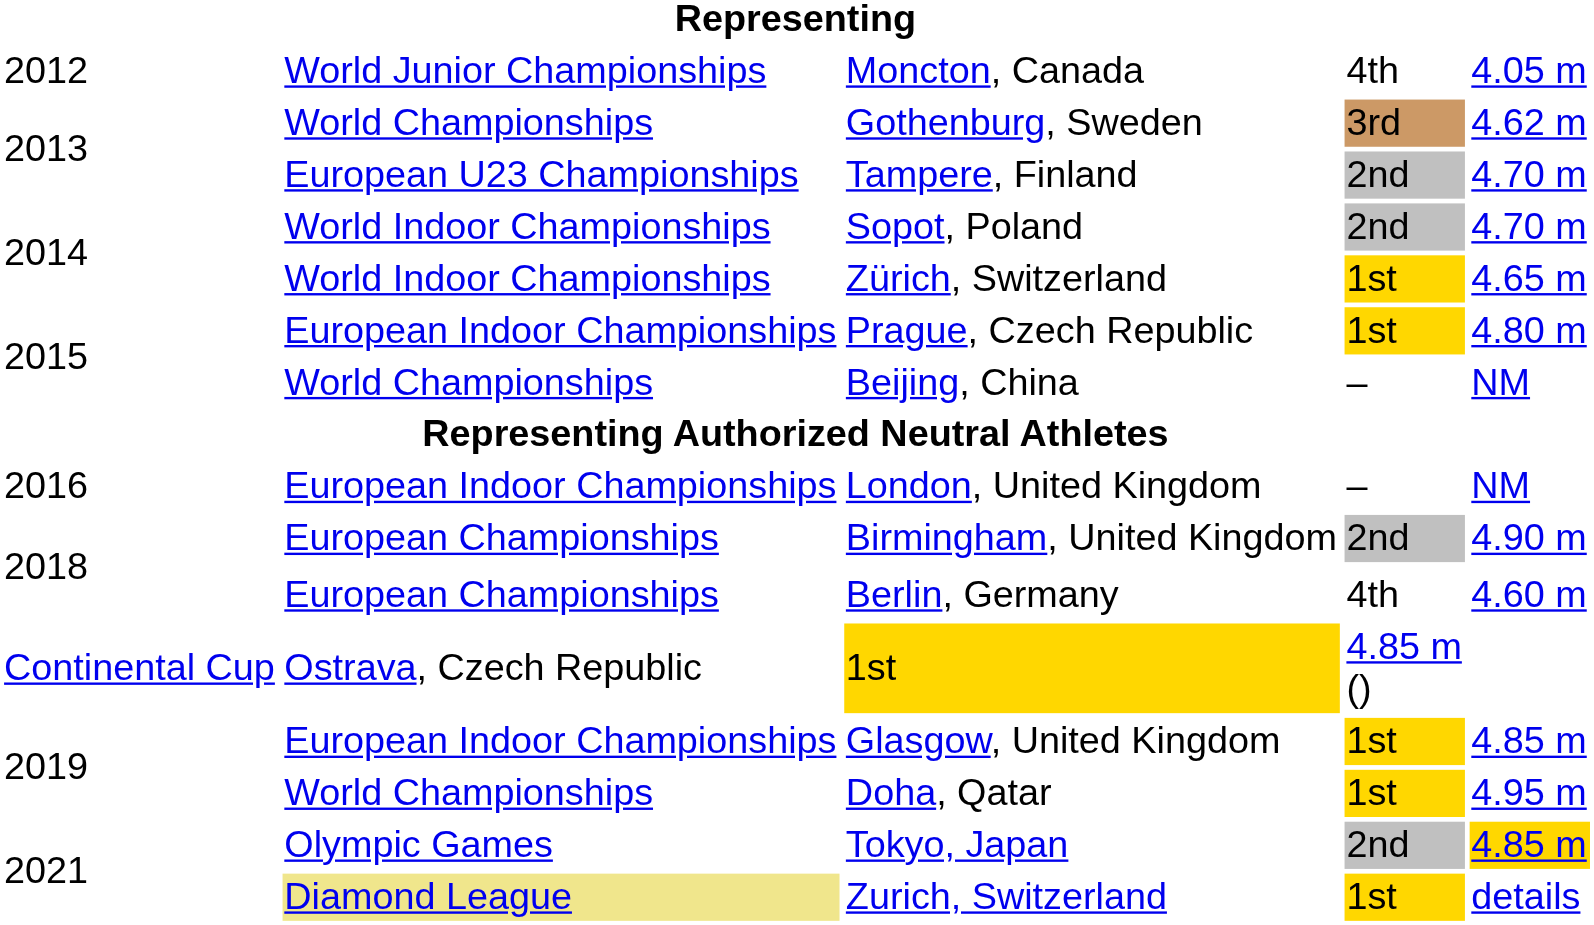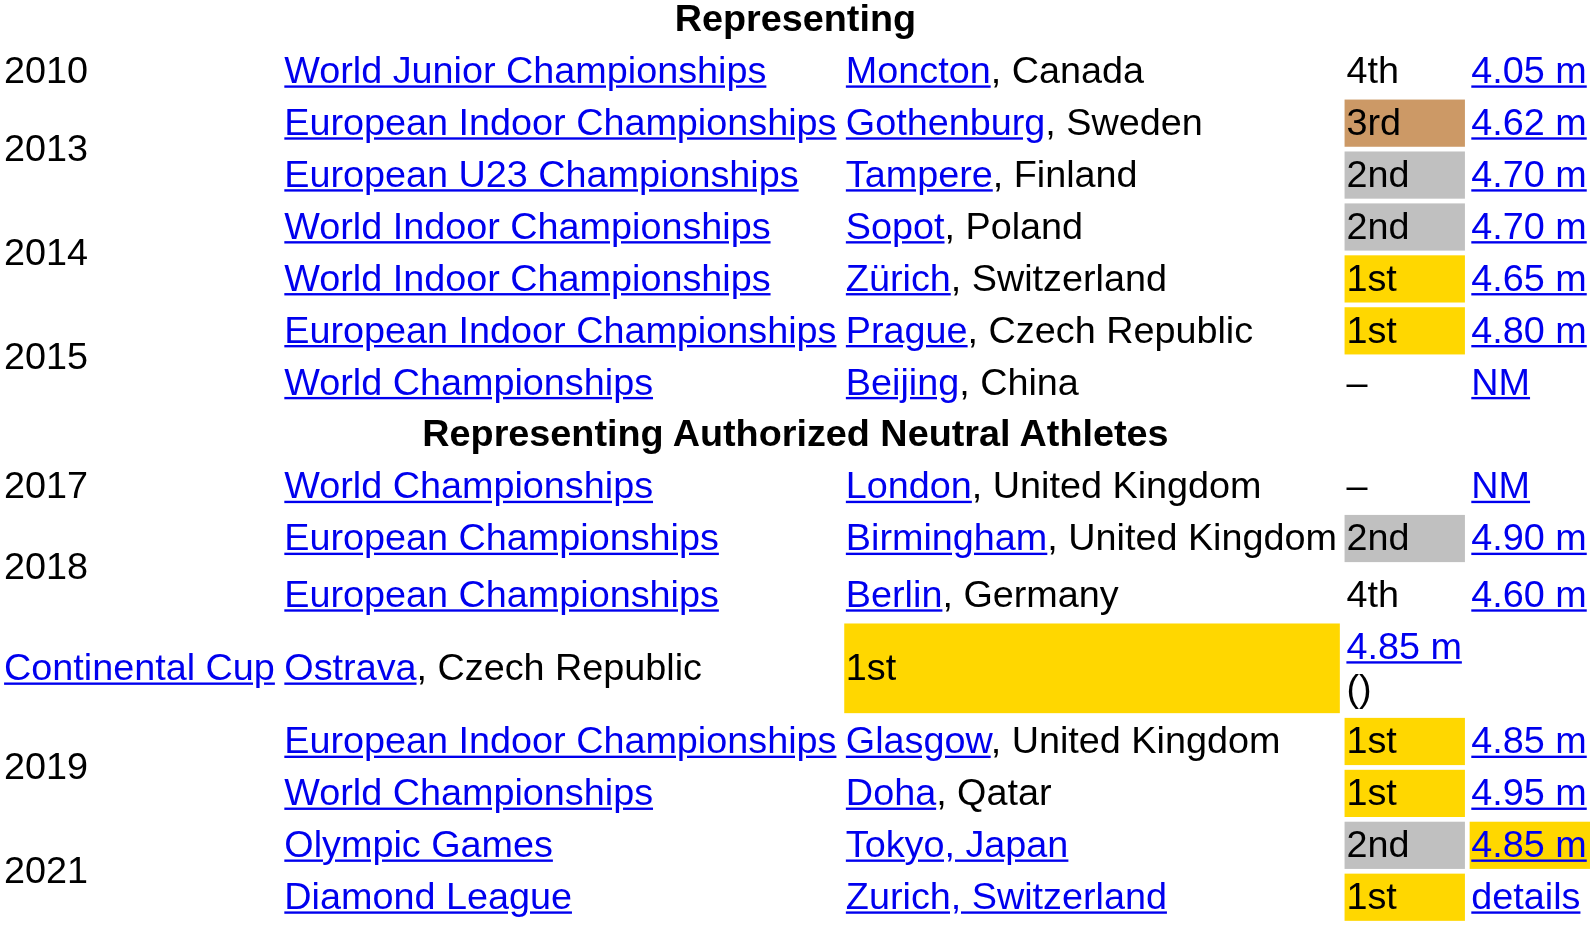(46, 70) 2012 -> (46, 70) 2010
(469, 122) World Championships -> (560, 122) European Indoor Championships
(46, 485) 2016 -> (46, 485) 2017
(560, 485) European Indoor Championships -> (469, 485) World Championships
(428, 896) khaki background -> (428, 896) no background
